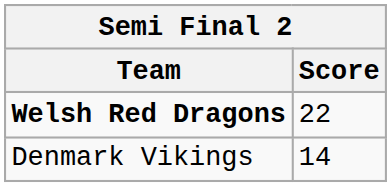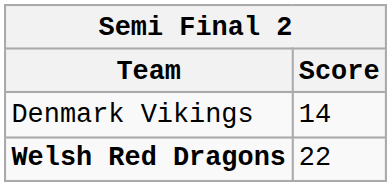rows swapped: (133, 159) <-> (149, 115)
